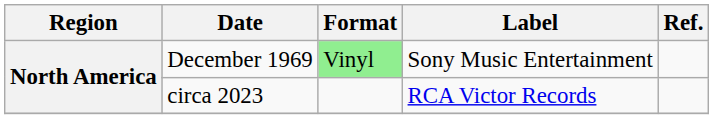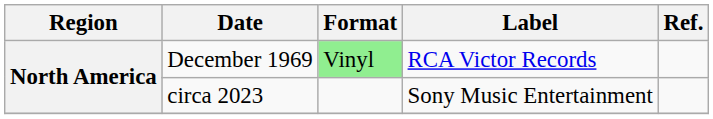(530, 58) Sony Music Entertainment -> (502, 58) RCA Victor Records
(502, 95) RCA Victor Records -> (530, 95) Sony Music Entertainment
